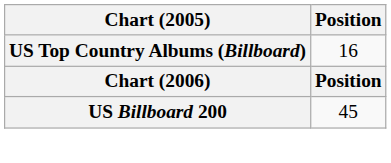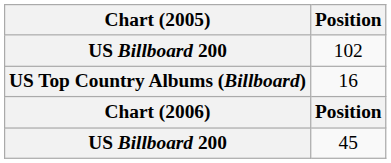+ row: (348, 50)
